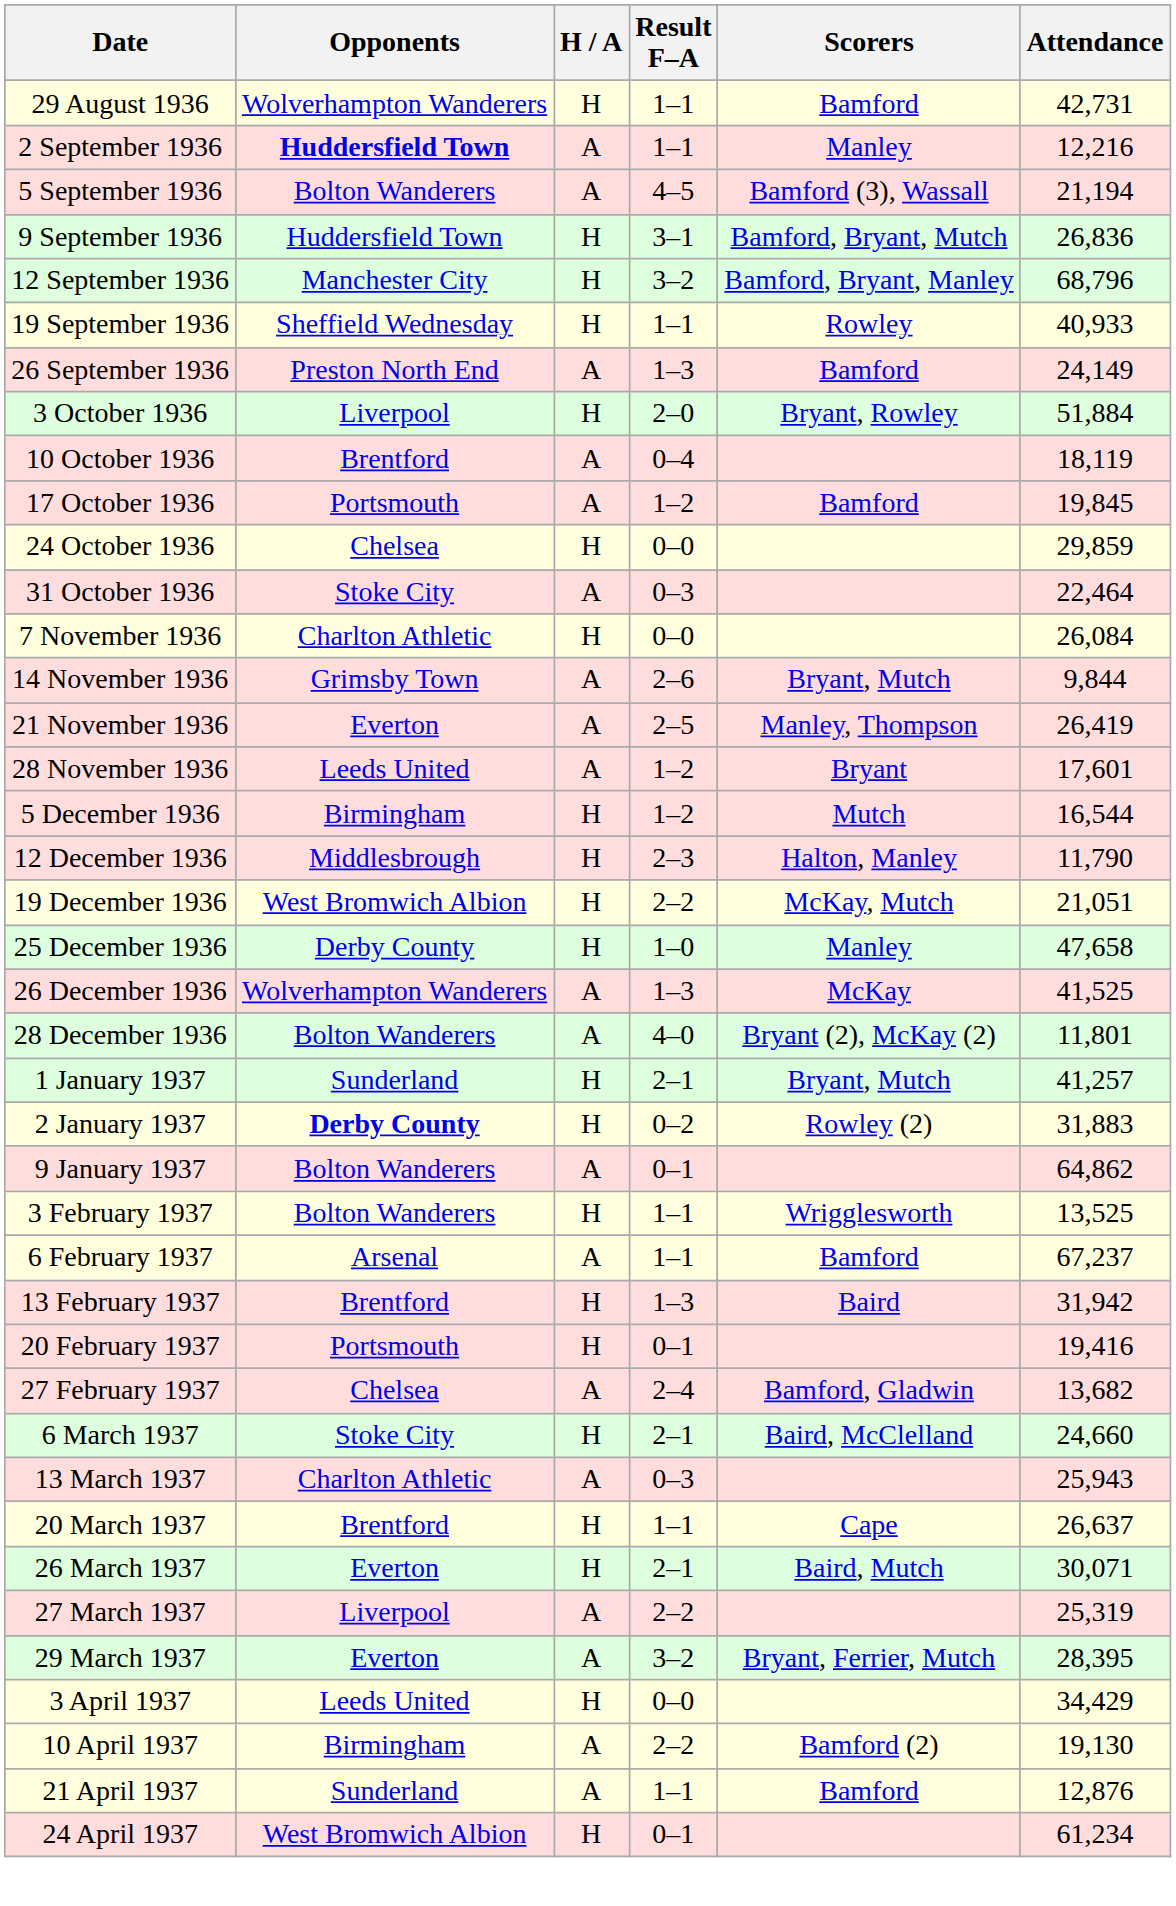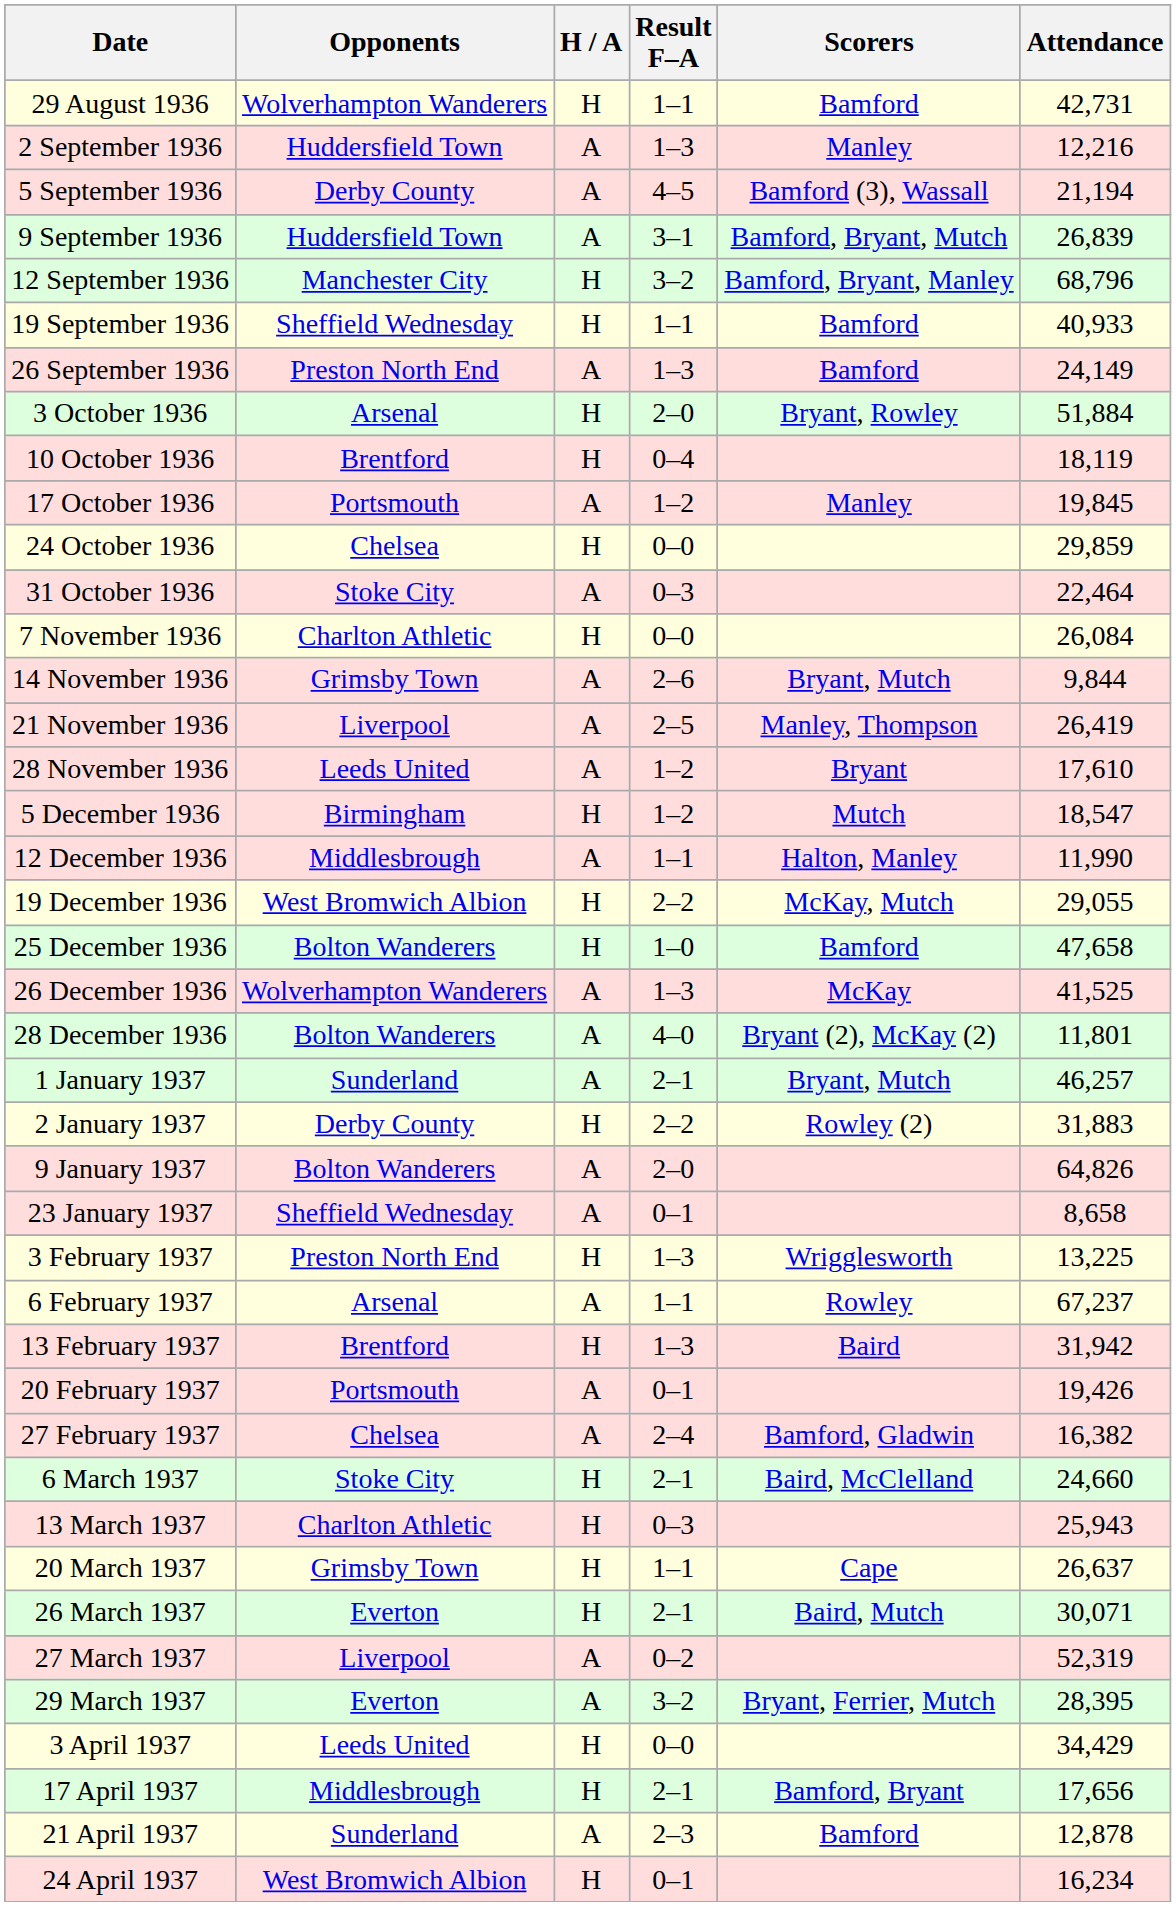(395, 147) bold -> (395, 147) normal
(673, 147) 1–1 -> (673, 147) 1–3
(395, 191) Bolton Wanderers -> (395, 191) Derby County
(591, 235) H -> (591, 235) A
(1095, 235) 26,836 -> (1095, 235) 26,839
(869, 324) Rowley -> (869, 324) Bamford
(395, 413) Liverpool -> (395, 413) Arsenal
(591, 457) A -> (591, 457) H
(869, 502) Bamford -> (869, 502) Manley
(395, 724) Everton -> (395, 724) Liverpool
(1095, 768) 17,601 -> (1095, 768) 17,610
(1095, 813) 16,544 -> (1095, 813) 18,547
(591, 857) H -> (591, 857) A
(673, 857) 2–3 -> (673, 857) 1–1
(1095, 857) 11,790 -> (1095, 857) 11,990
(1095, 901) 21,051 -> (1095, 901) 29,055
(395, 946) Derby County -> (395, 946) Bolton Wanderers
(869, 946) Manley -> (869, 946) Bamford
(591, 1079) H -> (591, 1079) A
(1095, 1079) 41,257 -> (1095, 1079) 46,257
(395, 1123) bold -> (395, 1123) normal
(673, 1123) 0–2 -> (673, 1123) 2–2
(673, 1168) 0–1 -> (673, 1168) 2–0
(1095, 1168) 64,862 -> (1095, 1168) 64,826
+ row: (120, 1212)
(395, 1212) Bolton Wanderers -> (395, 1257) Preston North End
(673, 1212) 1–1 -> (673, 1257) 1–3
(1095, 1212) 13,525 -> (1095, 1257) 13,225
(869, 1257) Bamford -> (869, 1301) Rowley
(591, 1345) H -> (591, 1390) A
(1095, 1345) 19,416 -> (1095, 1390) 19,426
(1095, 1390) 13,682 -> (1095, 1434) 16,382
(591, 1479) A -> (591, 1523) H
(395, 1523) Brentford -> (395, 1568) Grimsby Town
(673, 1612) 2–2 -> (673, 1656) 0–2
(1095, 1612) 25,319 -> (1095, 1656) 52,319
- row: (120, 1745)
+ row: (120, 1790)
(673, 1790) 1–1 -> (673, 1834) 2–3
(1095, 1790) 12,876 -> (1095, 1834) 12,878
(1095, 1834) 61,234 -> (1095, 1878) 16,234
